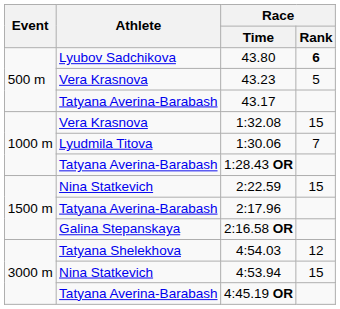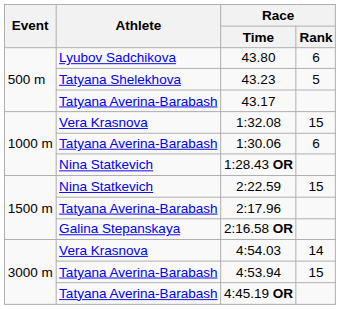(316, 58) bold -> (316, 58) normal
(103, 80) Vera Krasnova -> (120, 80) Tatyana Shelekhova
(106, 144) Lyudmila Titova -> (138, 144) Tatyana Averina-Barabash
(316, 144) 7 -> (316, 144) 6
(138, 165) Tatyana Averina-Barabash -> (106, 165) Nina Statkevich
(120, 251) Tatyana Shelekhova -> (103, 251) Vera Krasnova
(316, 251) 12 -> (316, 251) 14
(106, 272) Nina Statkevich -> (138, 272) Tatyana Averina-Barabash
